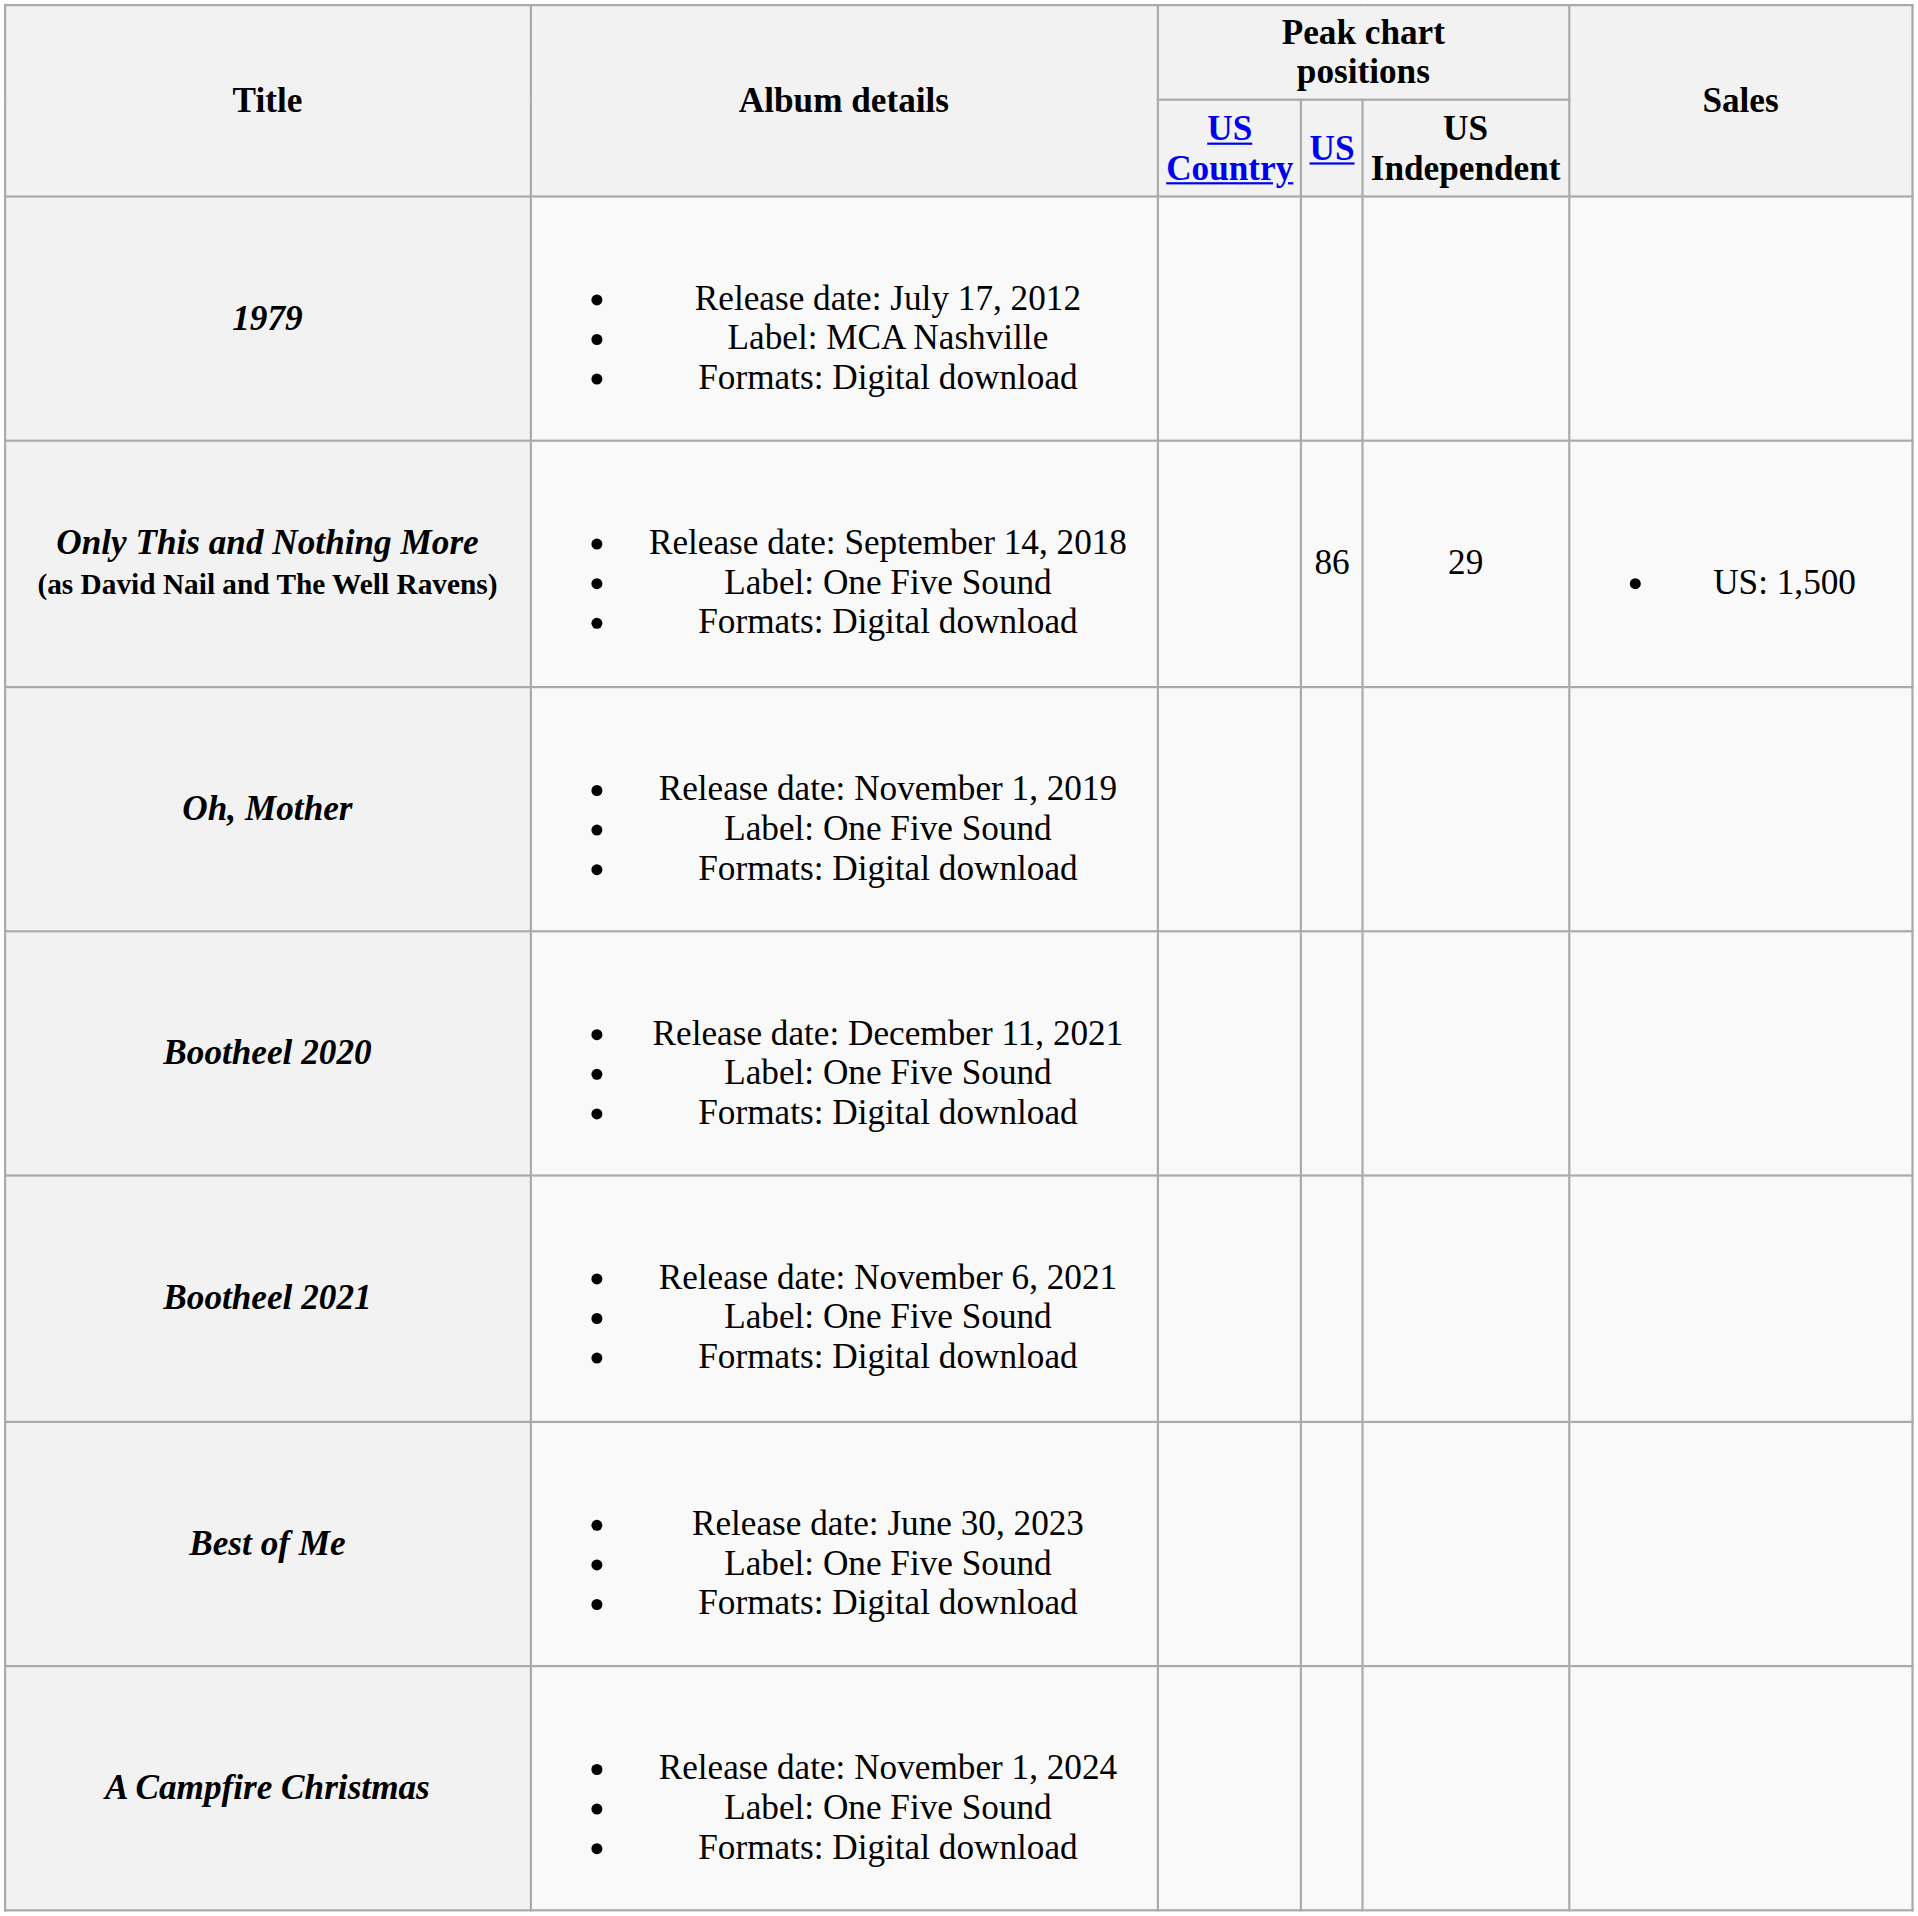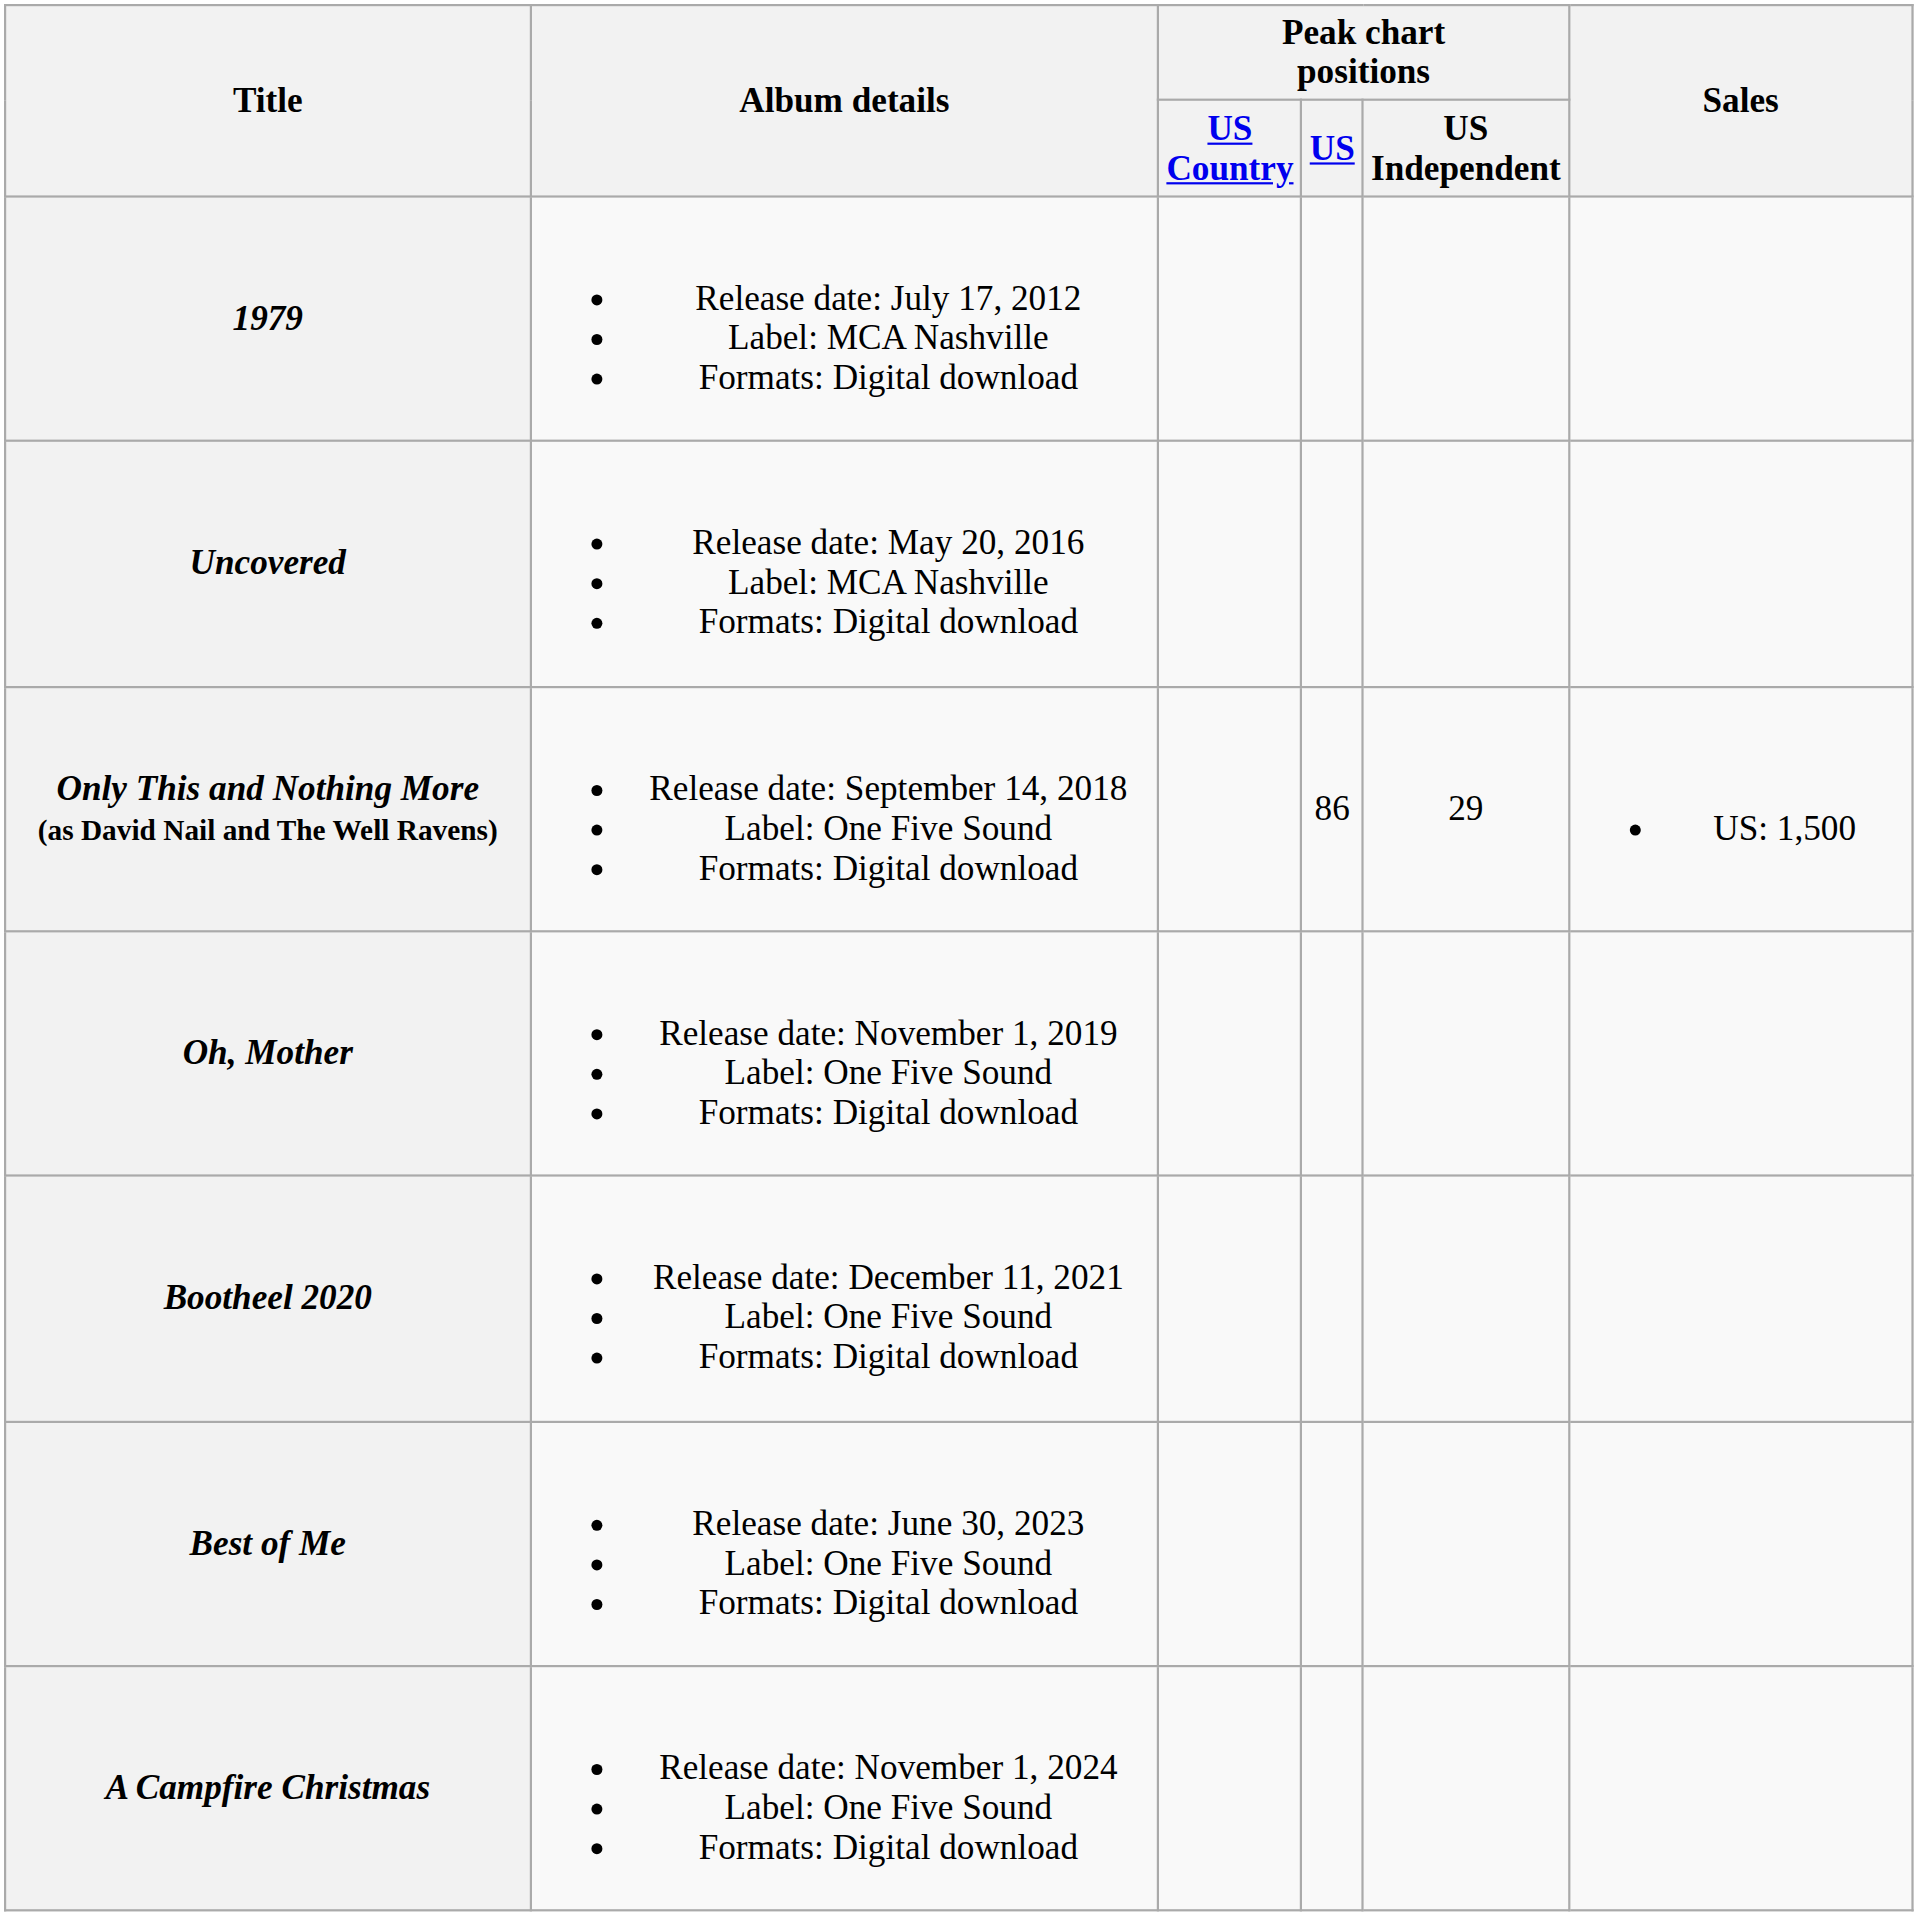+ row: (268, 562)
- row: (267, 1297)
